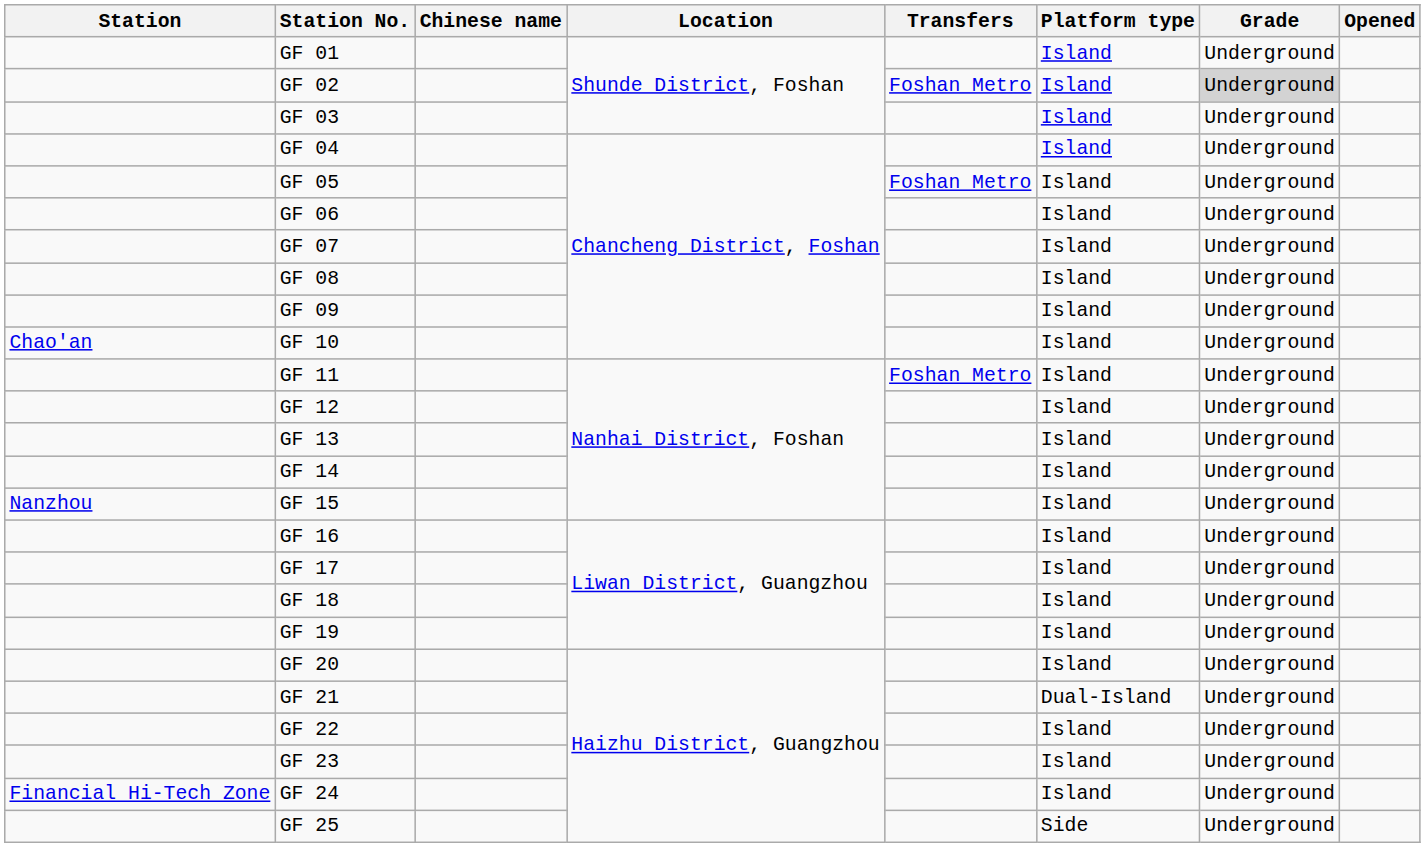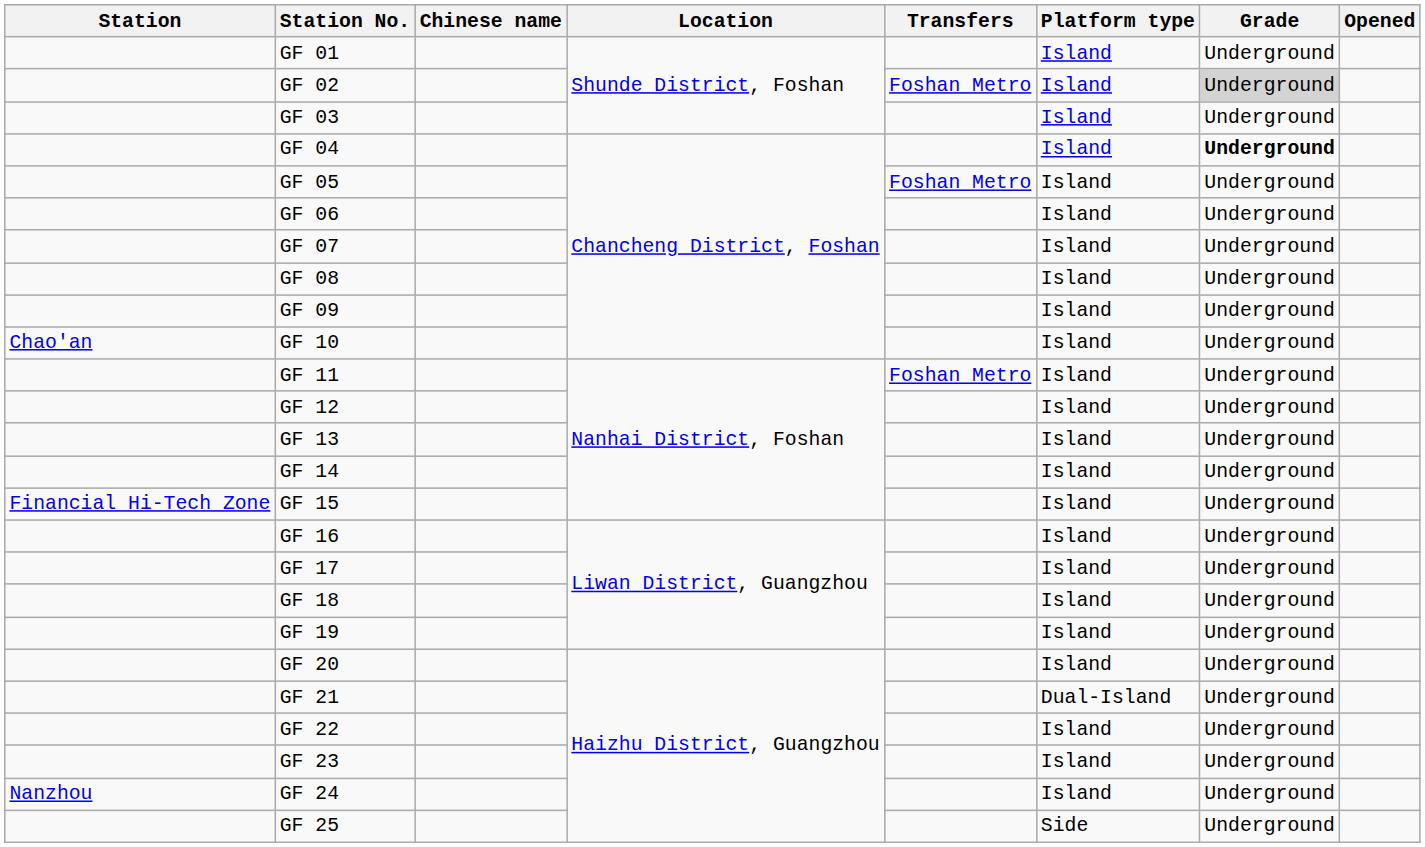(1270, 150) normal -> (1270, 150) bold
(51, 504) Nanzhou -> (140, 504) Financial Hi-Tech Zone
(140, 794) Financial Hi-Tech Zone -> (51, 794) Nanzhou
